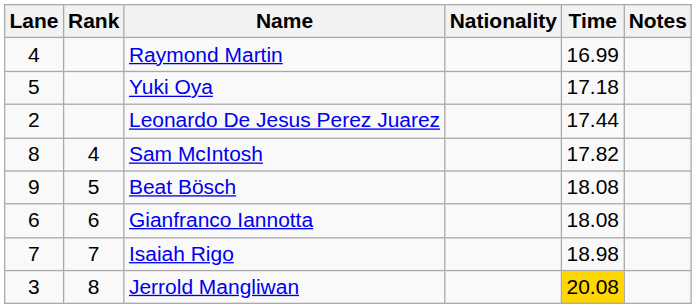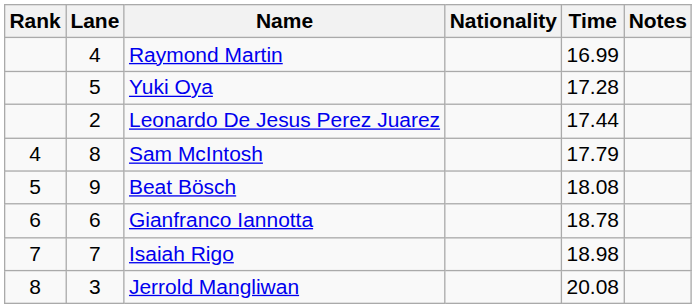columns swapped: (94, 21) <-> (34, 21)
(593, 87) 17.18 -> (593, 87) 17.28
(593, 154) 17.82 -> (593, 154) 17.79
(593, 220) 18.08 -> (593, 220) 18.78
(593, 287) gold background -> (593, 287) no background
